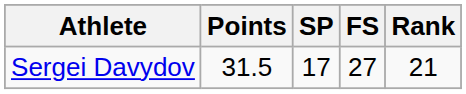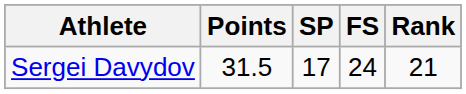(363, 67) 27 -> (363, 67) 24
